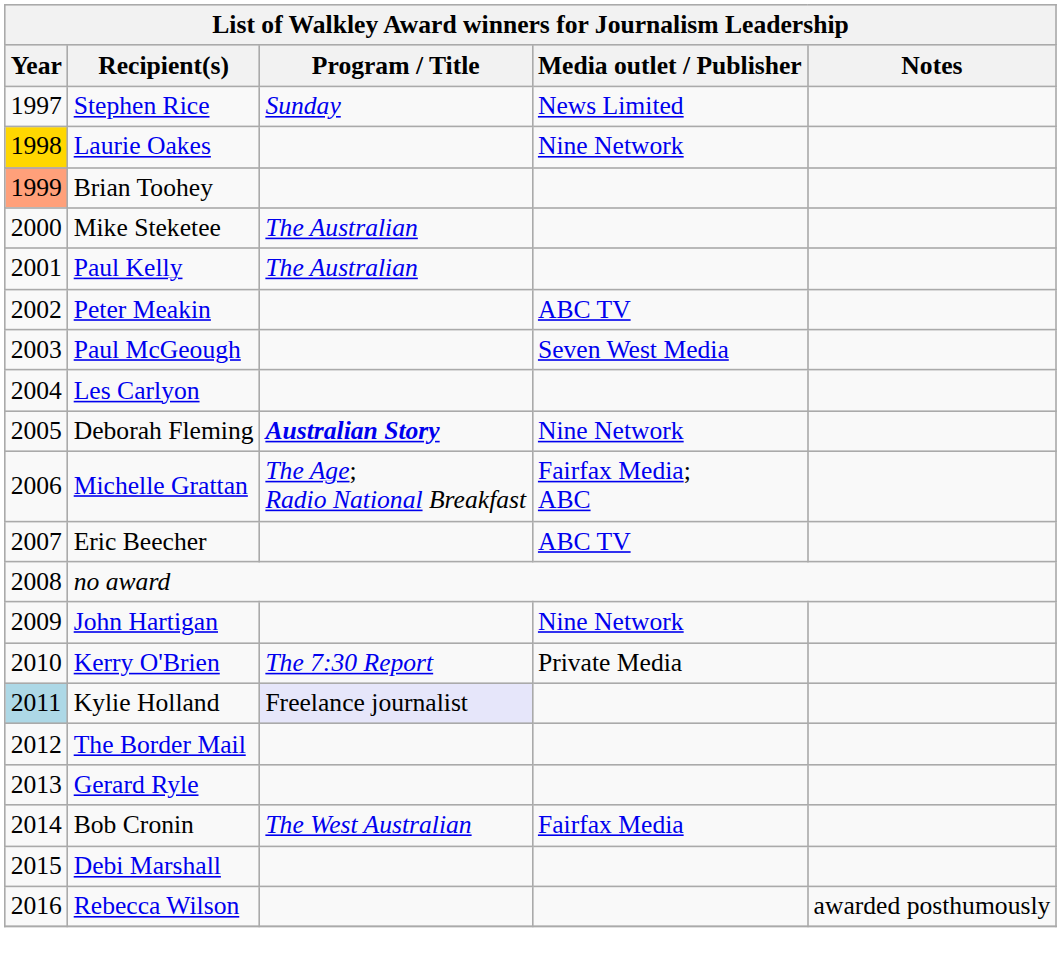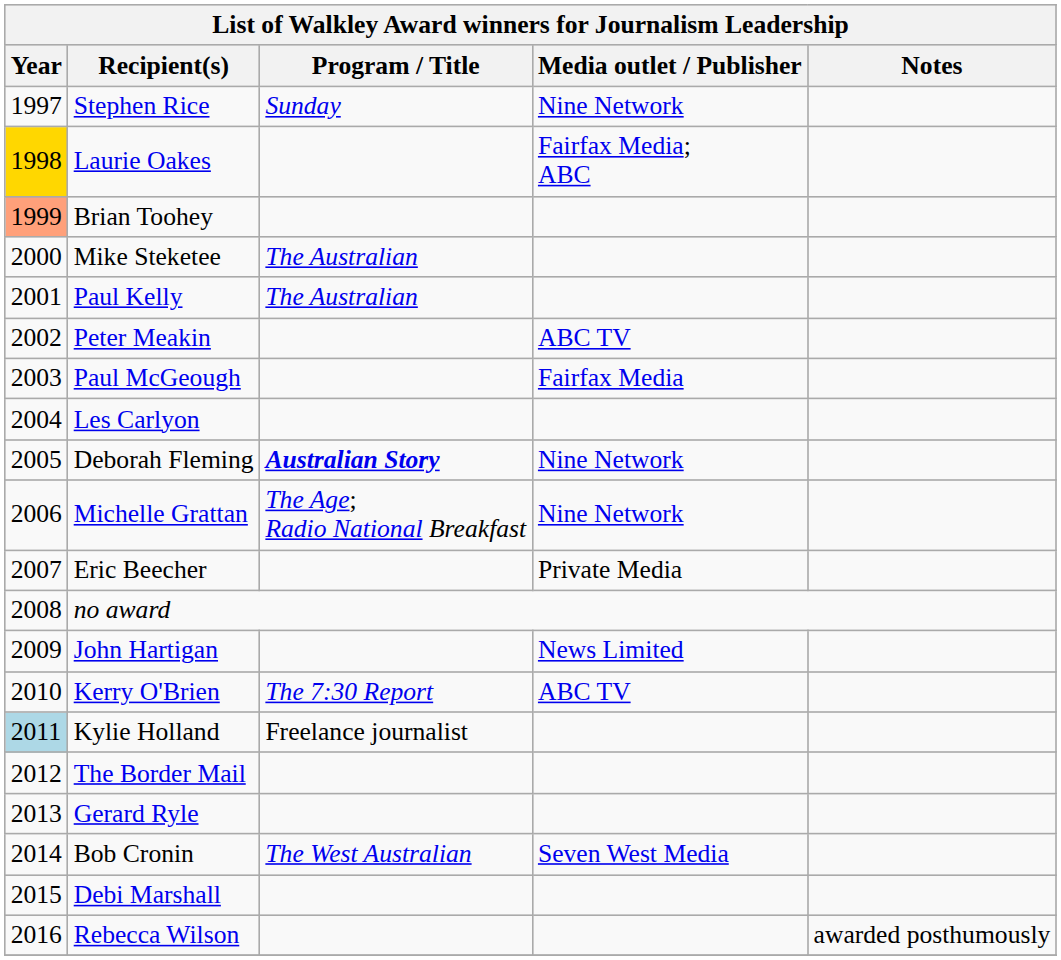(611, 106) News Limited -> (611, 106) Nine Network
(611, 146) Nine Network -> (614, 160) Fairfax Media; ABC
(633, 349) Seven West Media -> (611, 378) Fairfax Media
(614, 485) Fairfax Media; ABC -> (611, 514) Nine Network
(584, 540) ABC TV -> (610, 569) Private Media
(611, 622) Nine Network -> (611, 650) News Limited
(610, 662) Private Media -> (584, 691) ABC TV
(367, 703) lavender background -> (367, 732) no background
(611, 825) Fairfax Media -> (633, 853) Seven West Media
